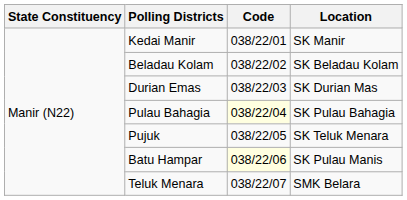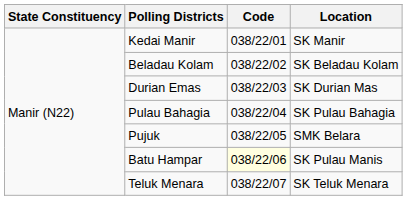(259, 112) lightyellow background -> (259, 112) no background
(341, 136) SK Teluk Menara -> (327, 136) SMK Belara
(327, 184) SMK Belara -> (341, 184) SK Teluk Menara
